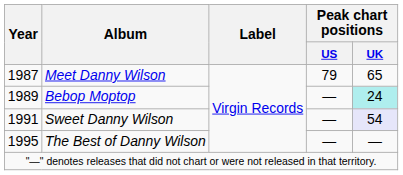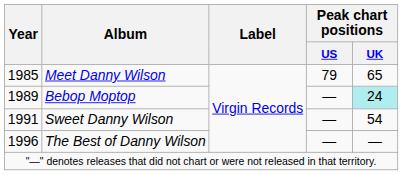(23, 75) 1987 -> (23, 75) 1985
(375, 119) lavender background -> (375, 119) no background
(23, 141) 1995 -> (23, 141) 1996
